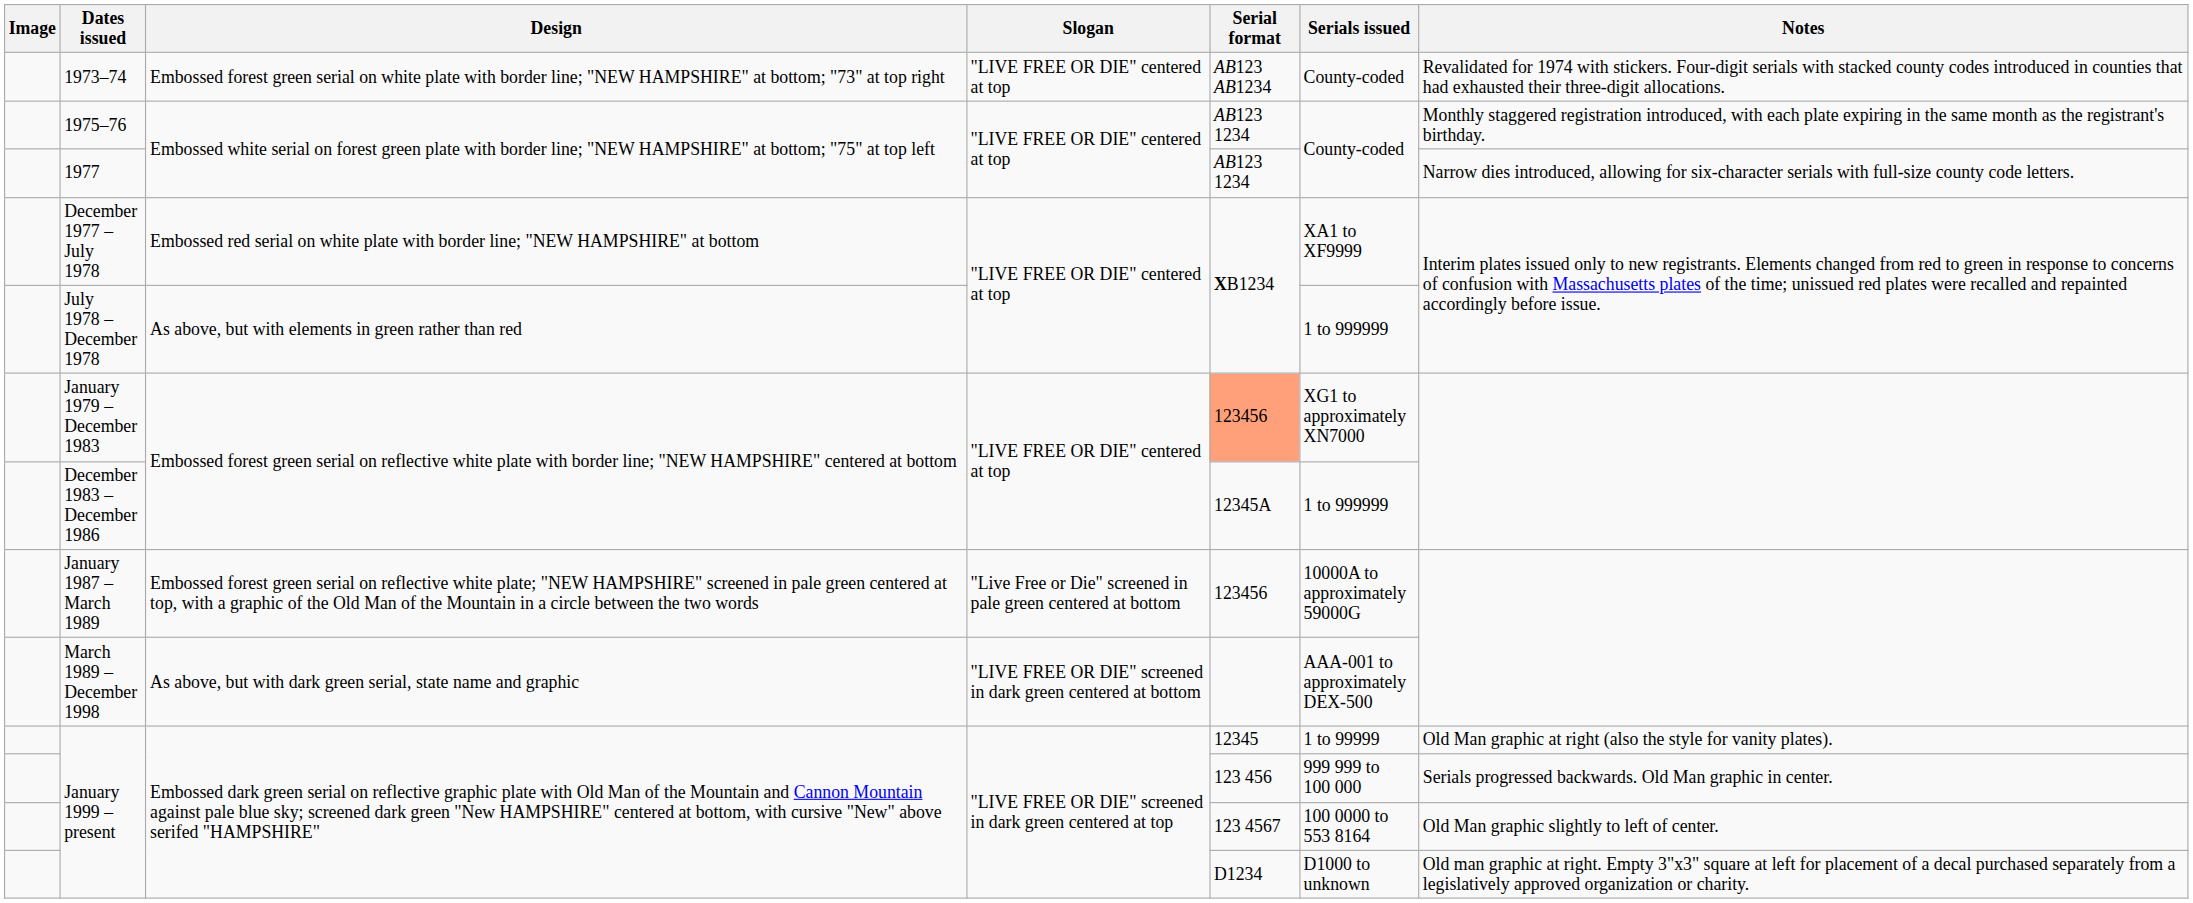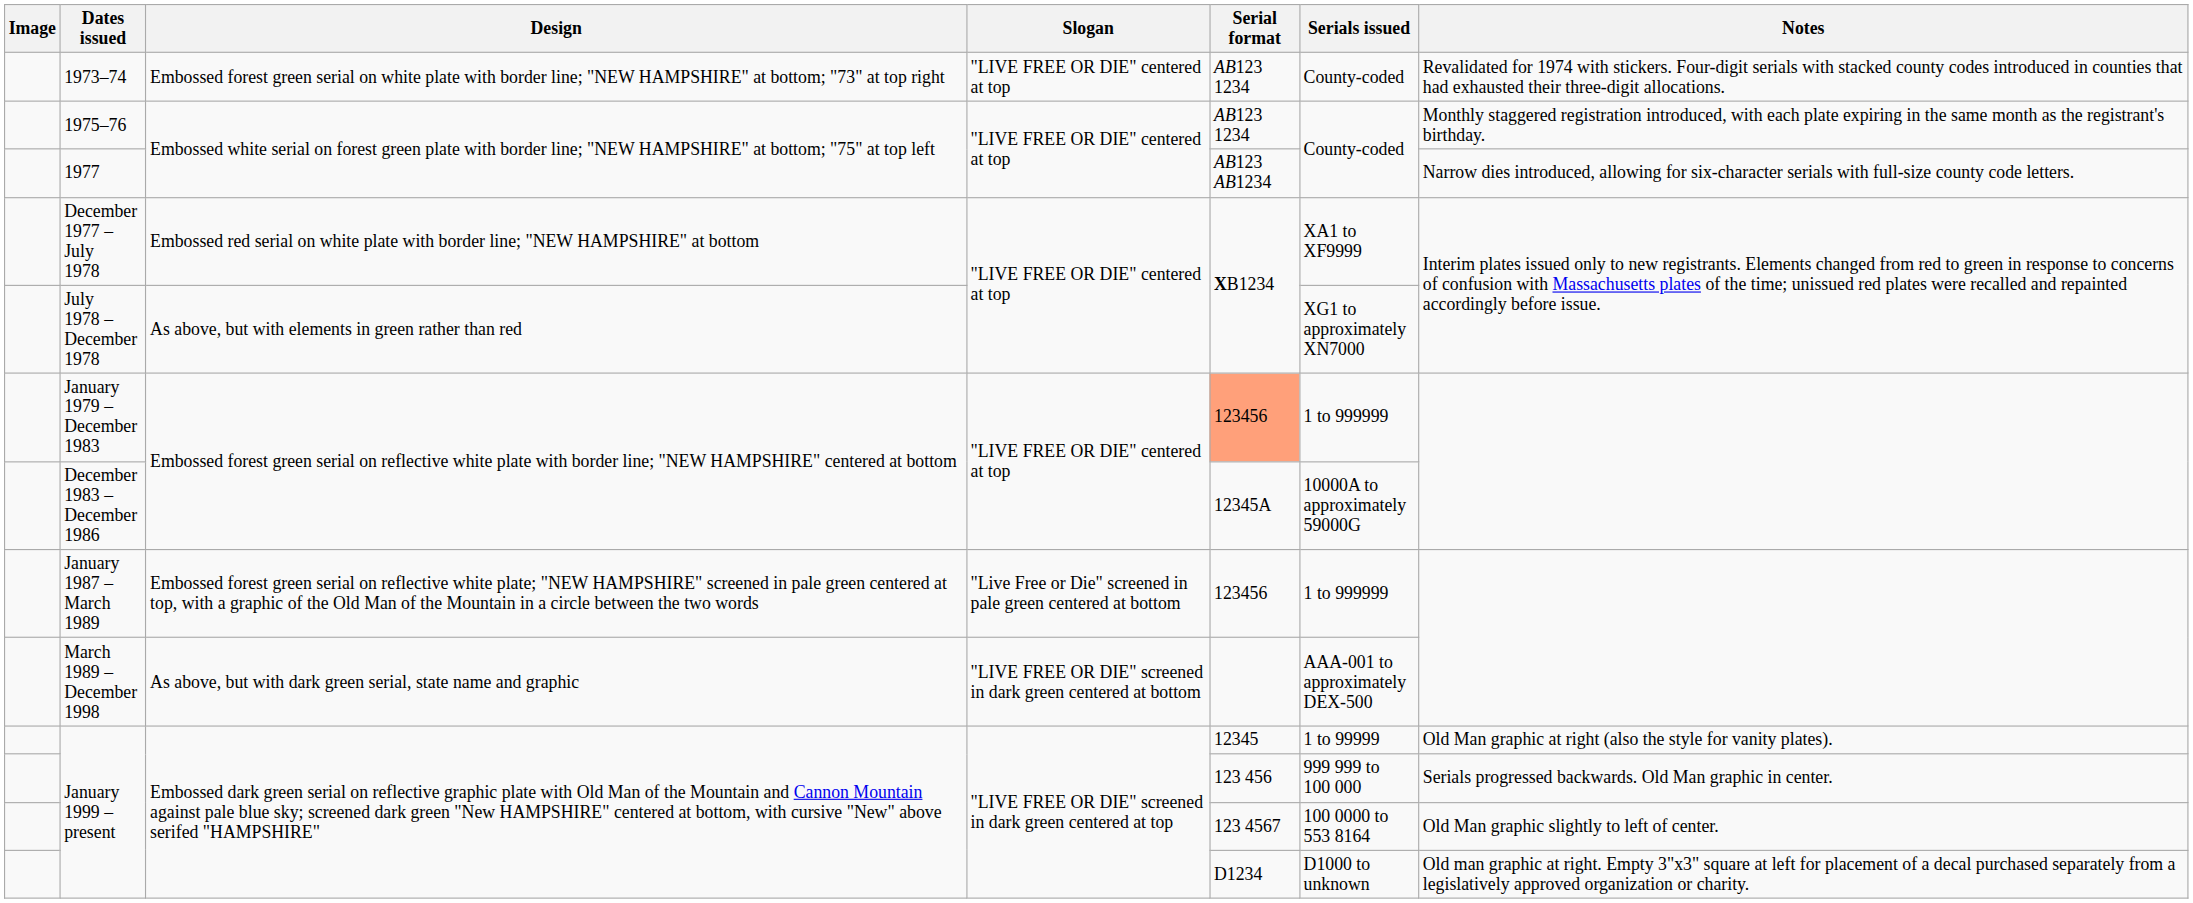(1243, 76) AB123 AB1234 -> (1238, 76) AB123 1234
(1238, 173) AB123 1234 -> (1243, 173) AB123 AB1234
(1346, 329) 1 to 999999 -> (1355, 329) XG1 to approximately XN7000
(1355, 417) XG1 to approximately XN7000 -> (1346, 417) 1 to 999999
(1346, 505) 1 to 999999 -> (1355, 505) 10000A to approximately 59000G
(1355, 593) 10000A to approximately 59000G -> (1346, 593) 1 to 999999
